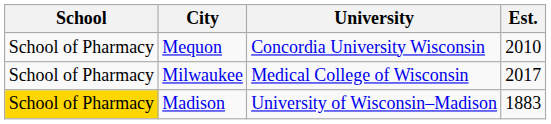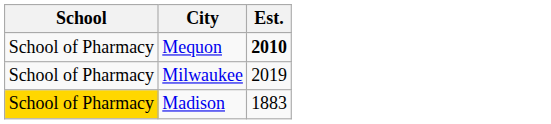- column: (374, 18)
(523, 47) normal -> (269, 47) bold
(523, 75) 2017 -> (269, 75) 2019
